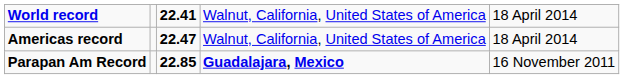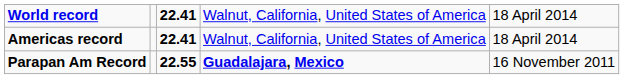(178, 39) 22.47 -> (178, 39) 22.41
(178, 62) 22.85 -> (178, 62) 22.55
